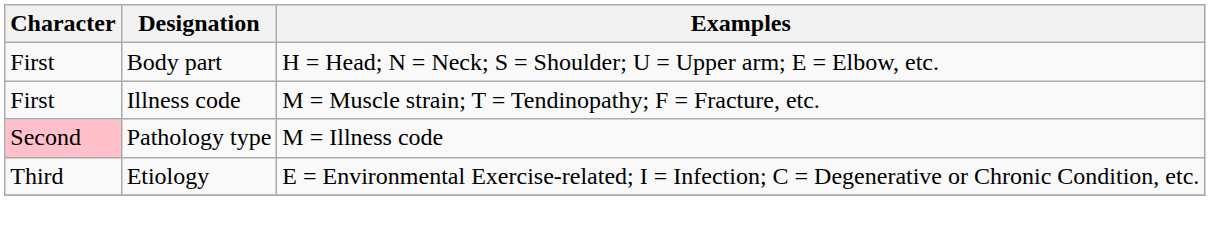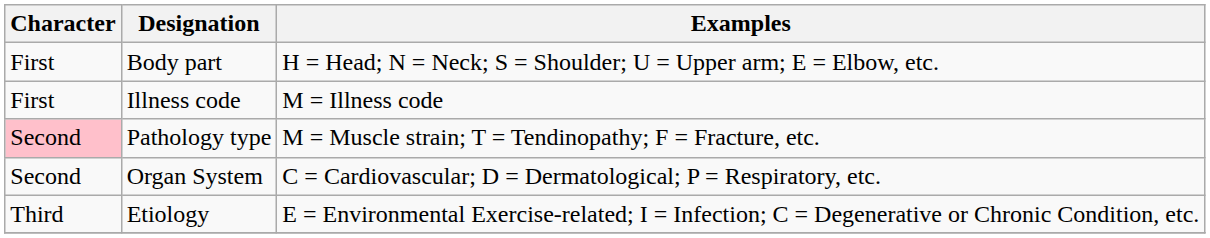(551, 99) M = Muscle strain; T = Tendinopathy; F = Fracture, etc. -> (363, 99) M = Illness code
(363, 137) M = Illness code -> (551, 137) M = Muscle strain; T = Tendinopathy; F = Fracture, etc.
+ row: (195, 175)
